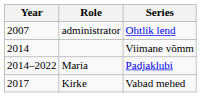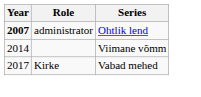(18, 30) normal -> (18, 30) bold
- row: (75, 65)
